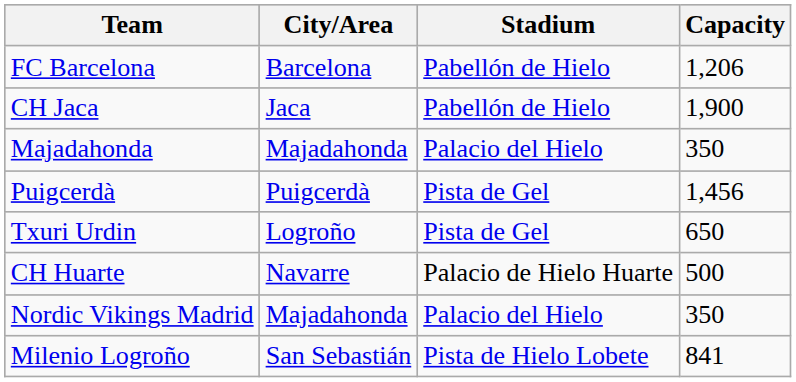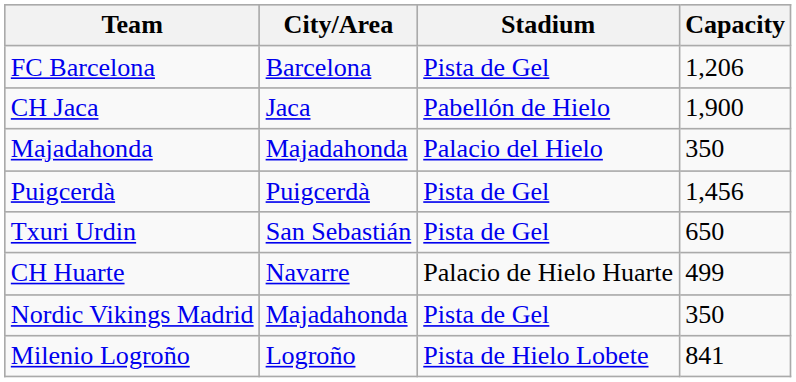(517, 66) Pabellón de Hielo -> (486, 66) Pista de Gel
(311, 231) Logroño -> (338, 231) San Sebastián
(705, 273) 500 -> (705, 273) 499
(513, 314) Palacio del Hielo -> (486, 314) Pista de Gel
(338, 356) San Sebastián -> (311, 356) Logroño
